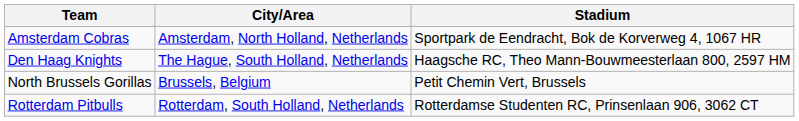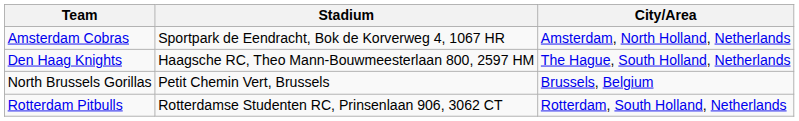columns swapped: (602, 15) <-> (283, 15)
